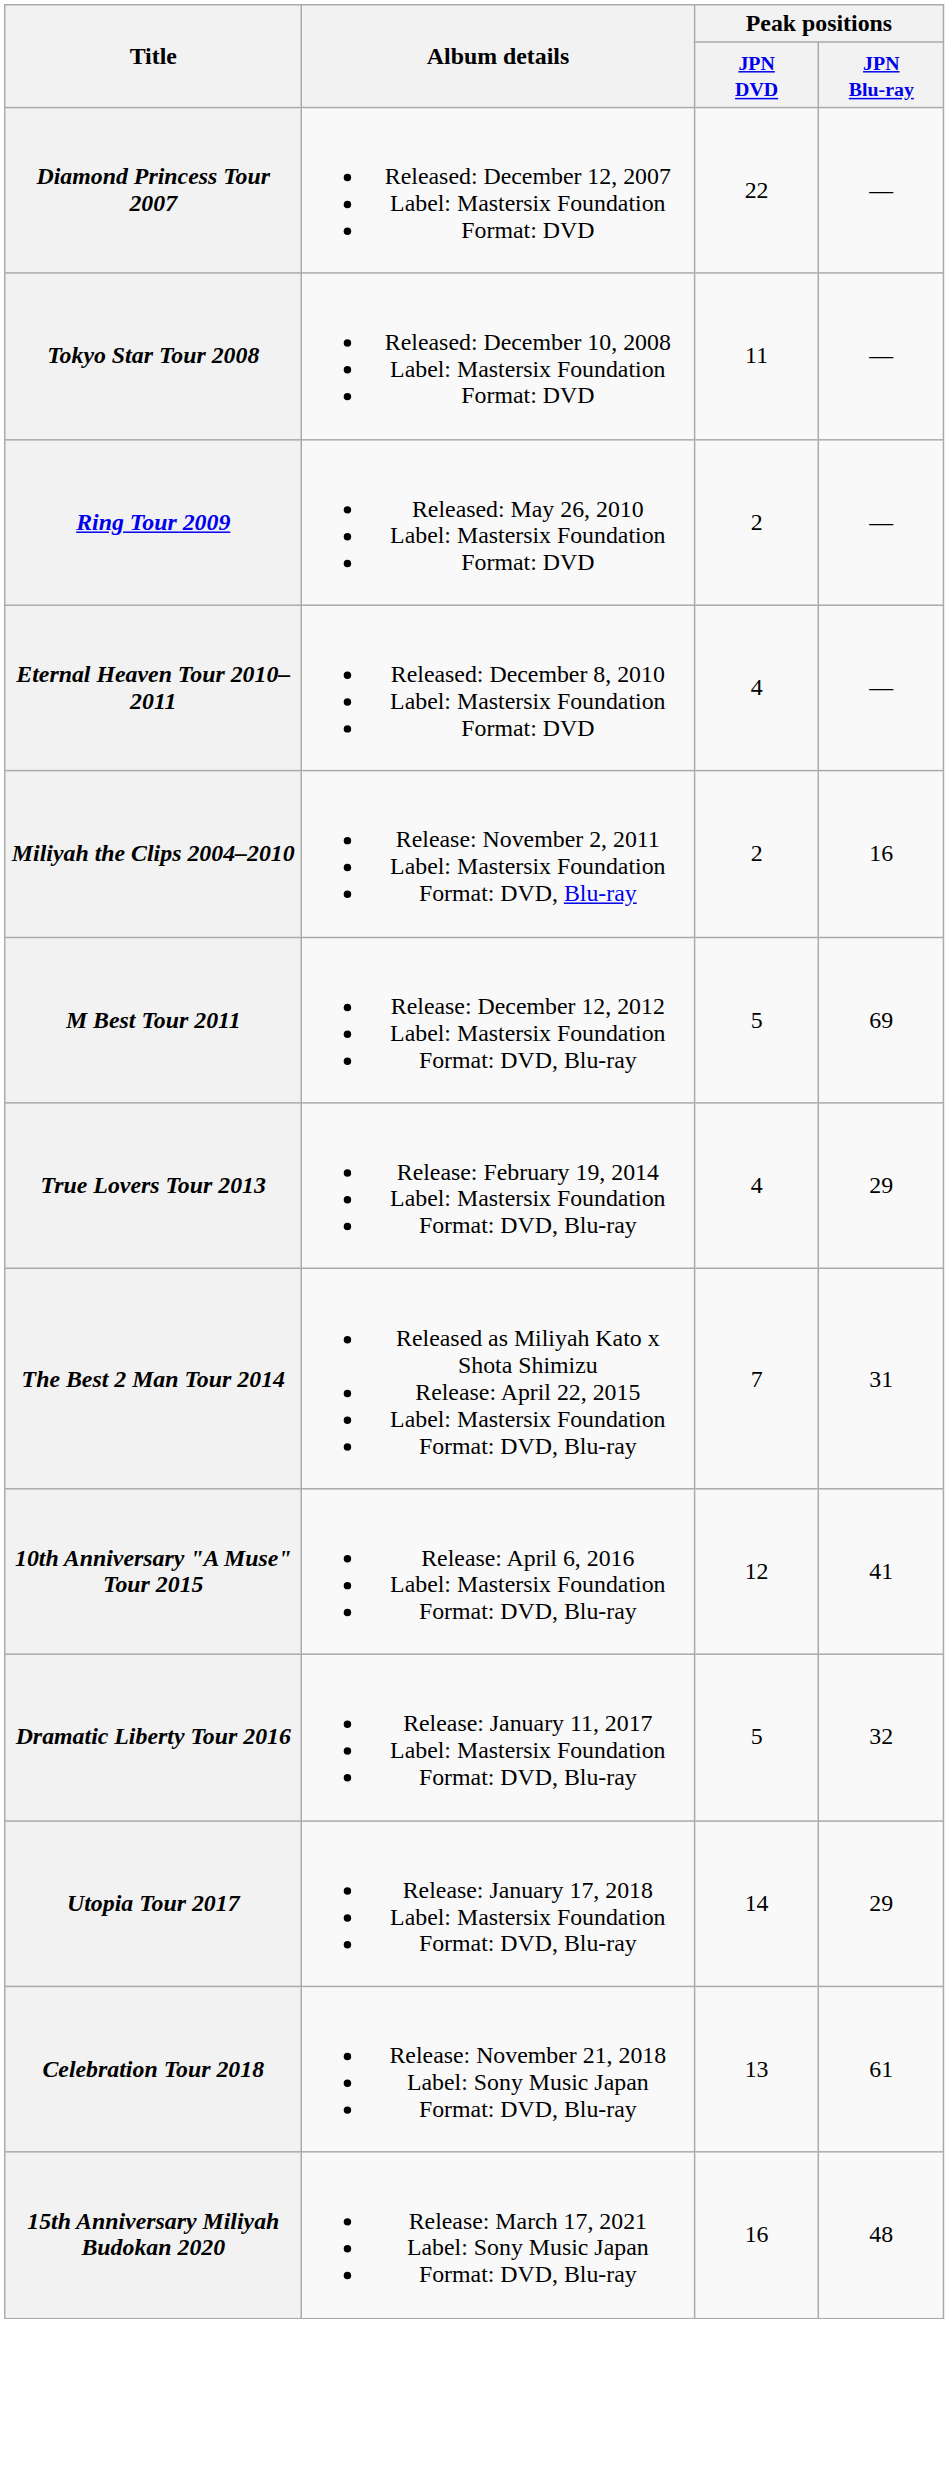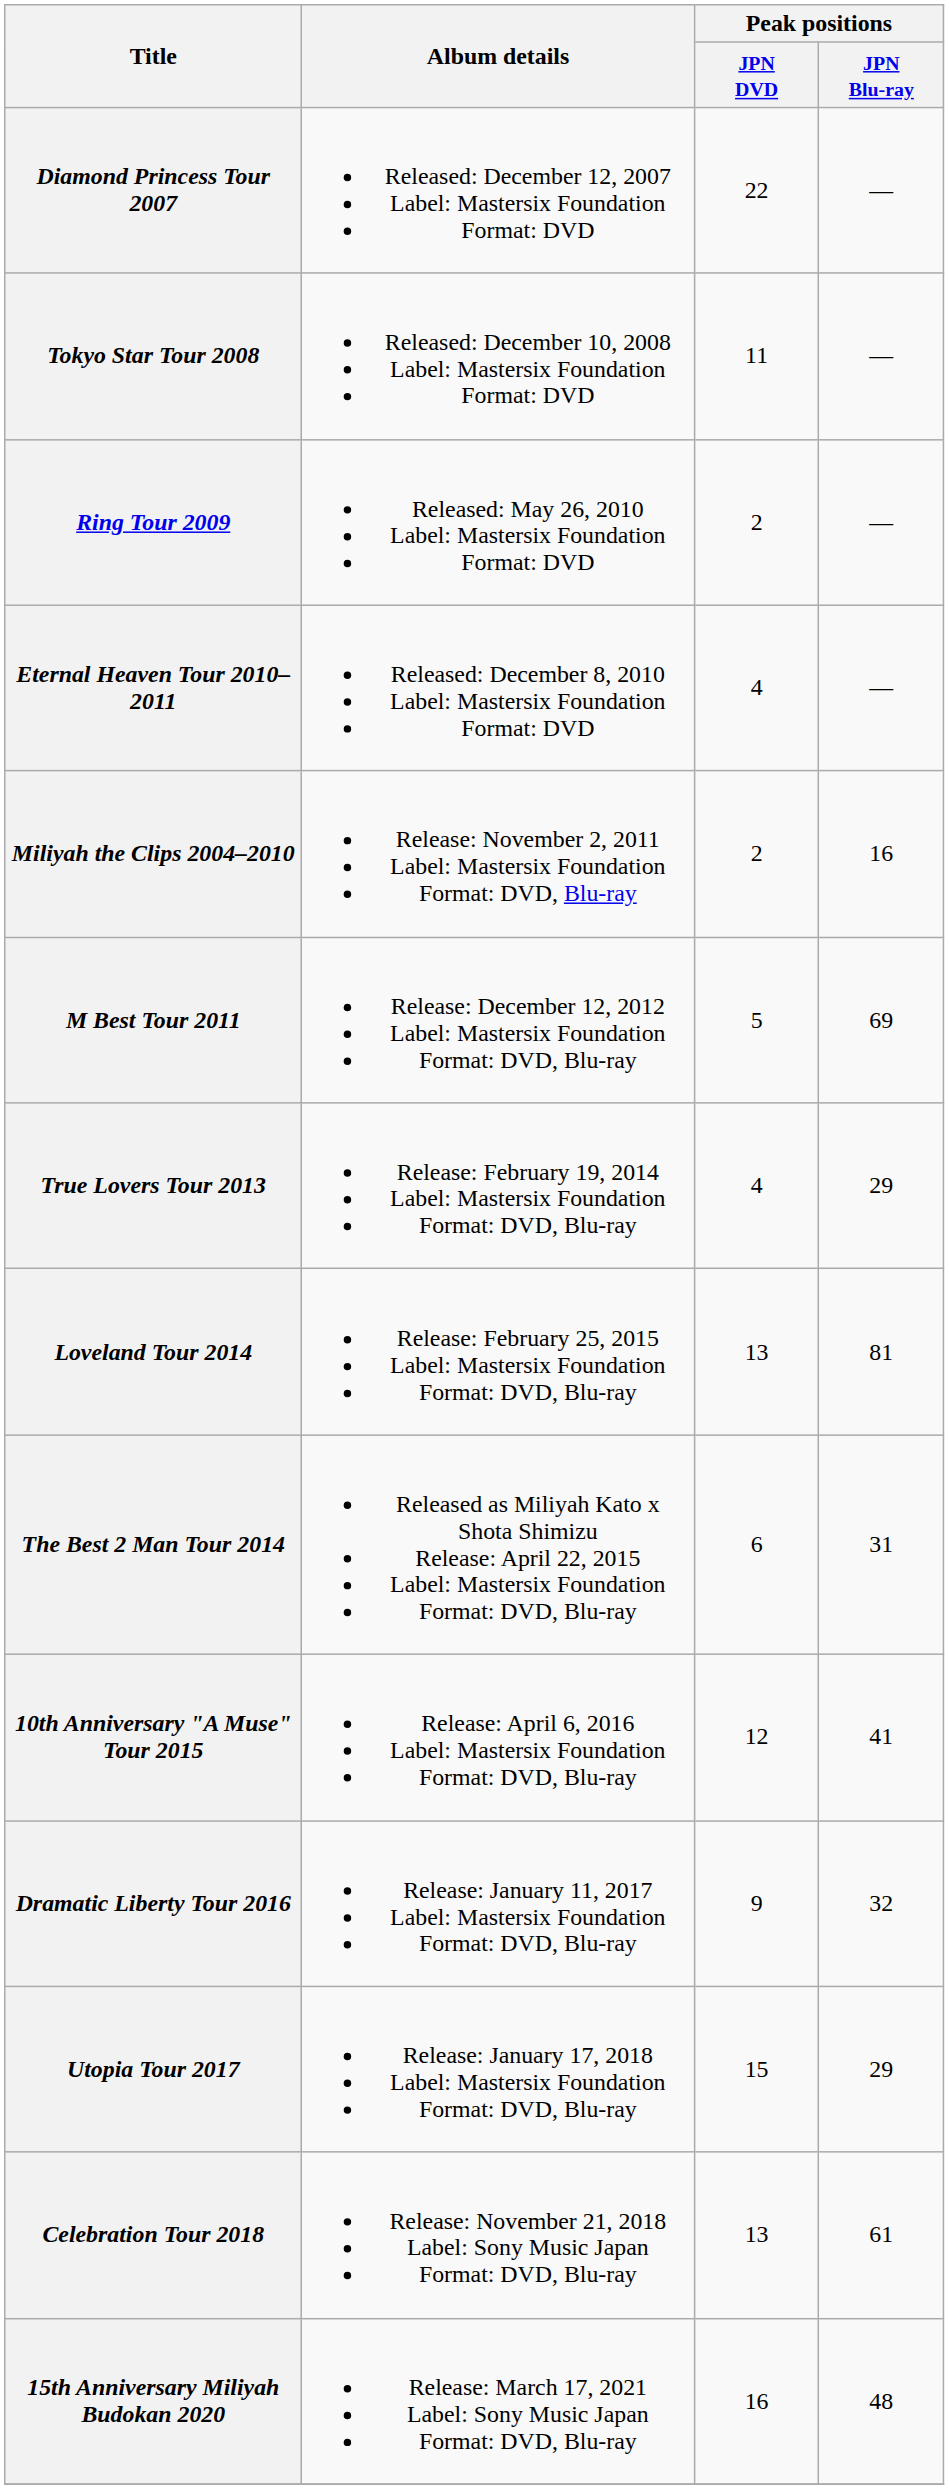+ row: (153, 1351)
(757, 1378) 7 -> (757, 1544) 6
(757, 1737) 5 -> (757, 1903) 9
(757, 1903) 14 -> (757, 2068) 15
